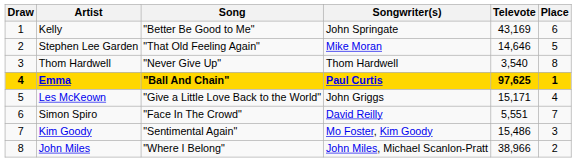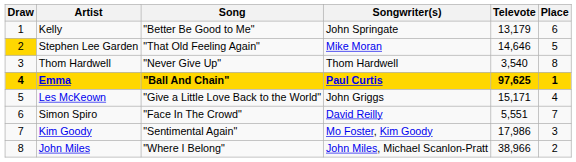(514, 30) 43,169 -> (514, 30) 13,179
(21, 47) no background -> (21, 47) gold background
(514, 132) 15,486 -> (514, 132) 17,986
